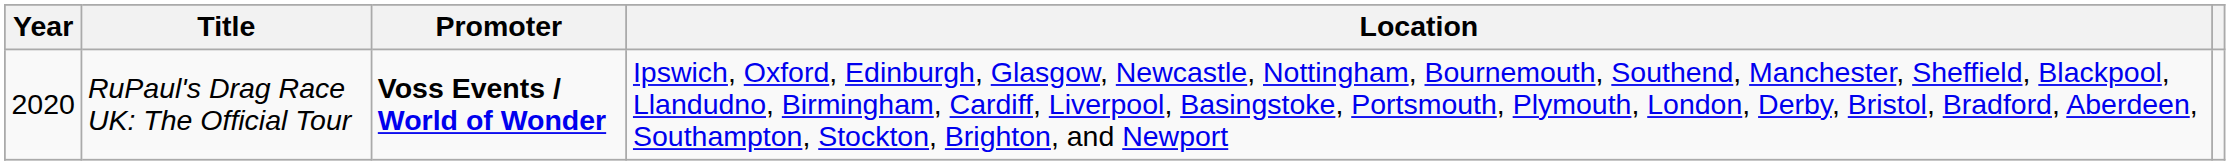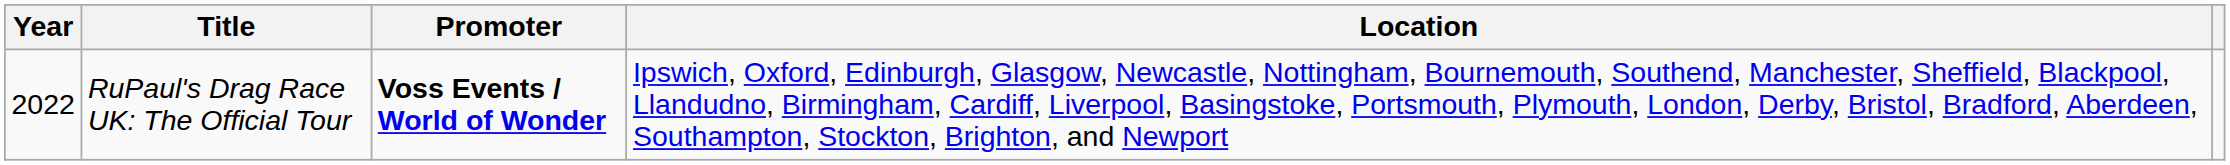(43, 104) 2020 -> (43, 104) 2022
